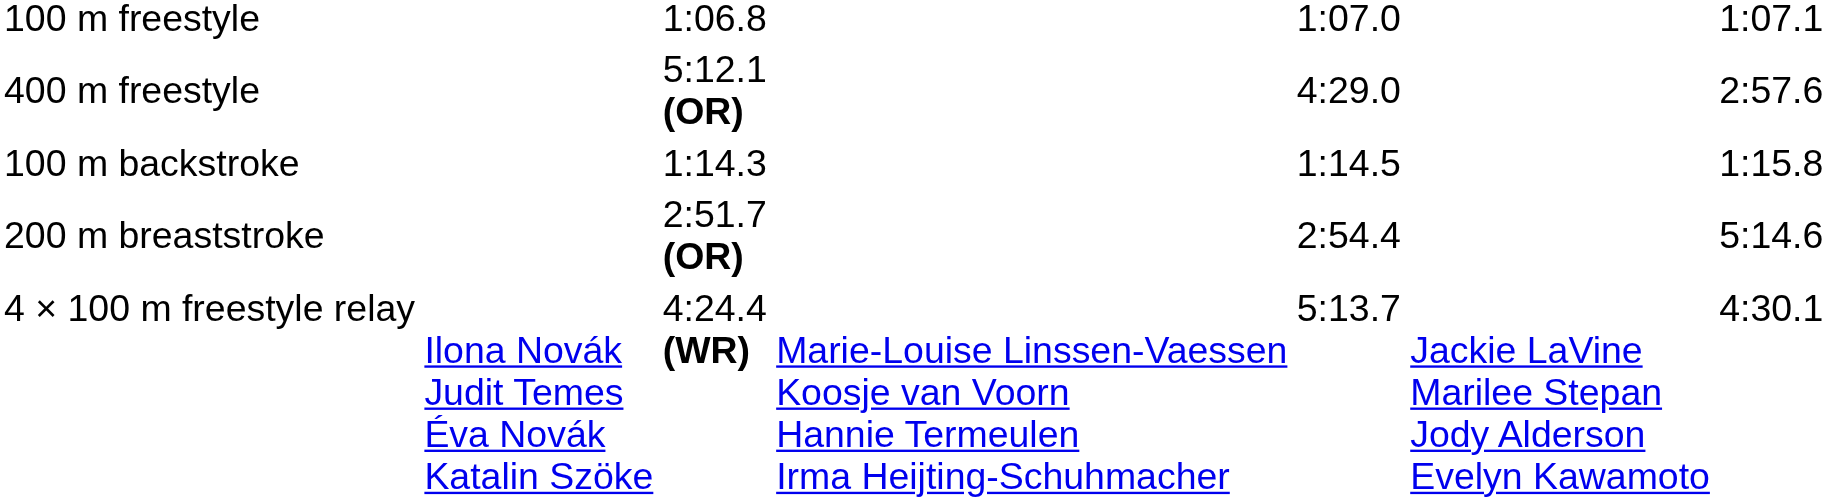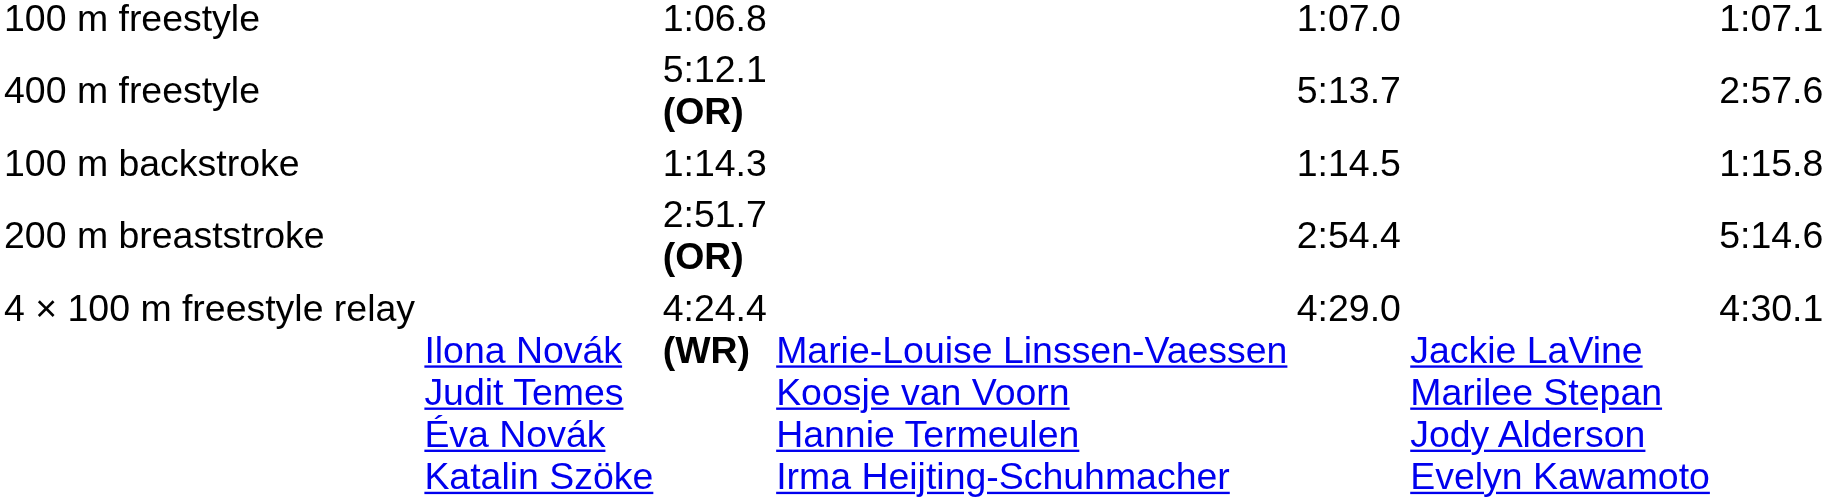(1349, 90) 4:29.0 -> (1349, 90) 5:13.7
(1349, 308) 5:13.7 -> (1349, 308) 4:29.0
